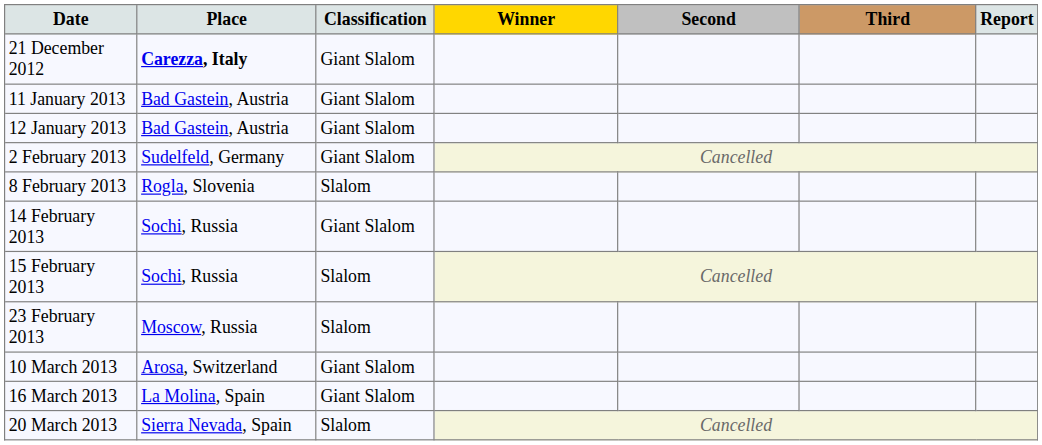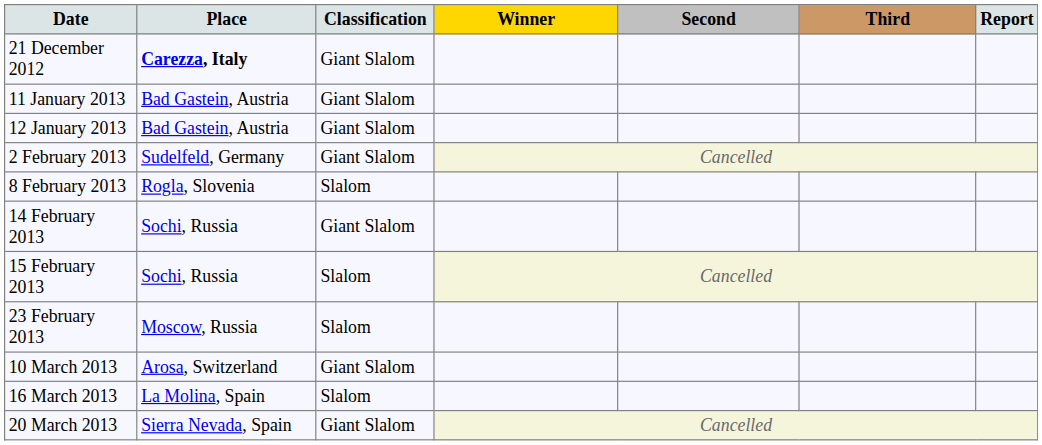(368, 395) Giant Slalom -> (346, 395) Slalom
(346, 425) Slalom -> (368, 425) Giant Slalom
